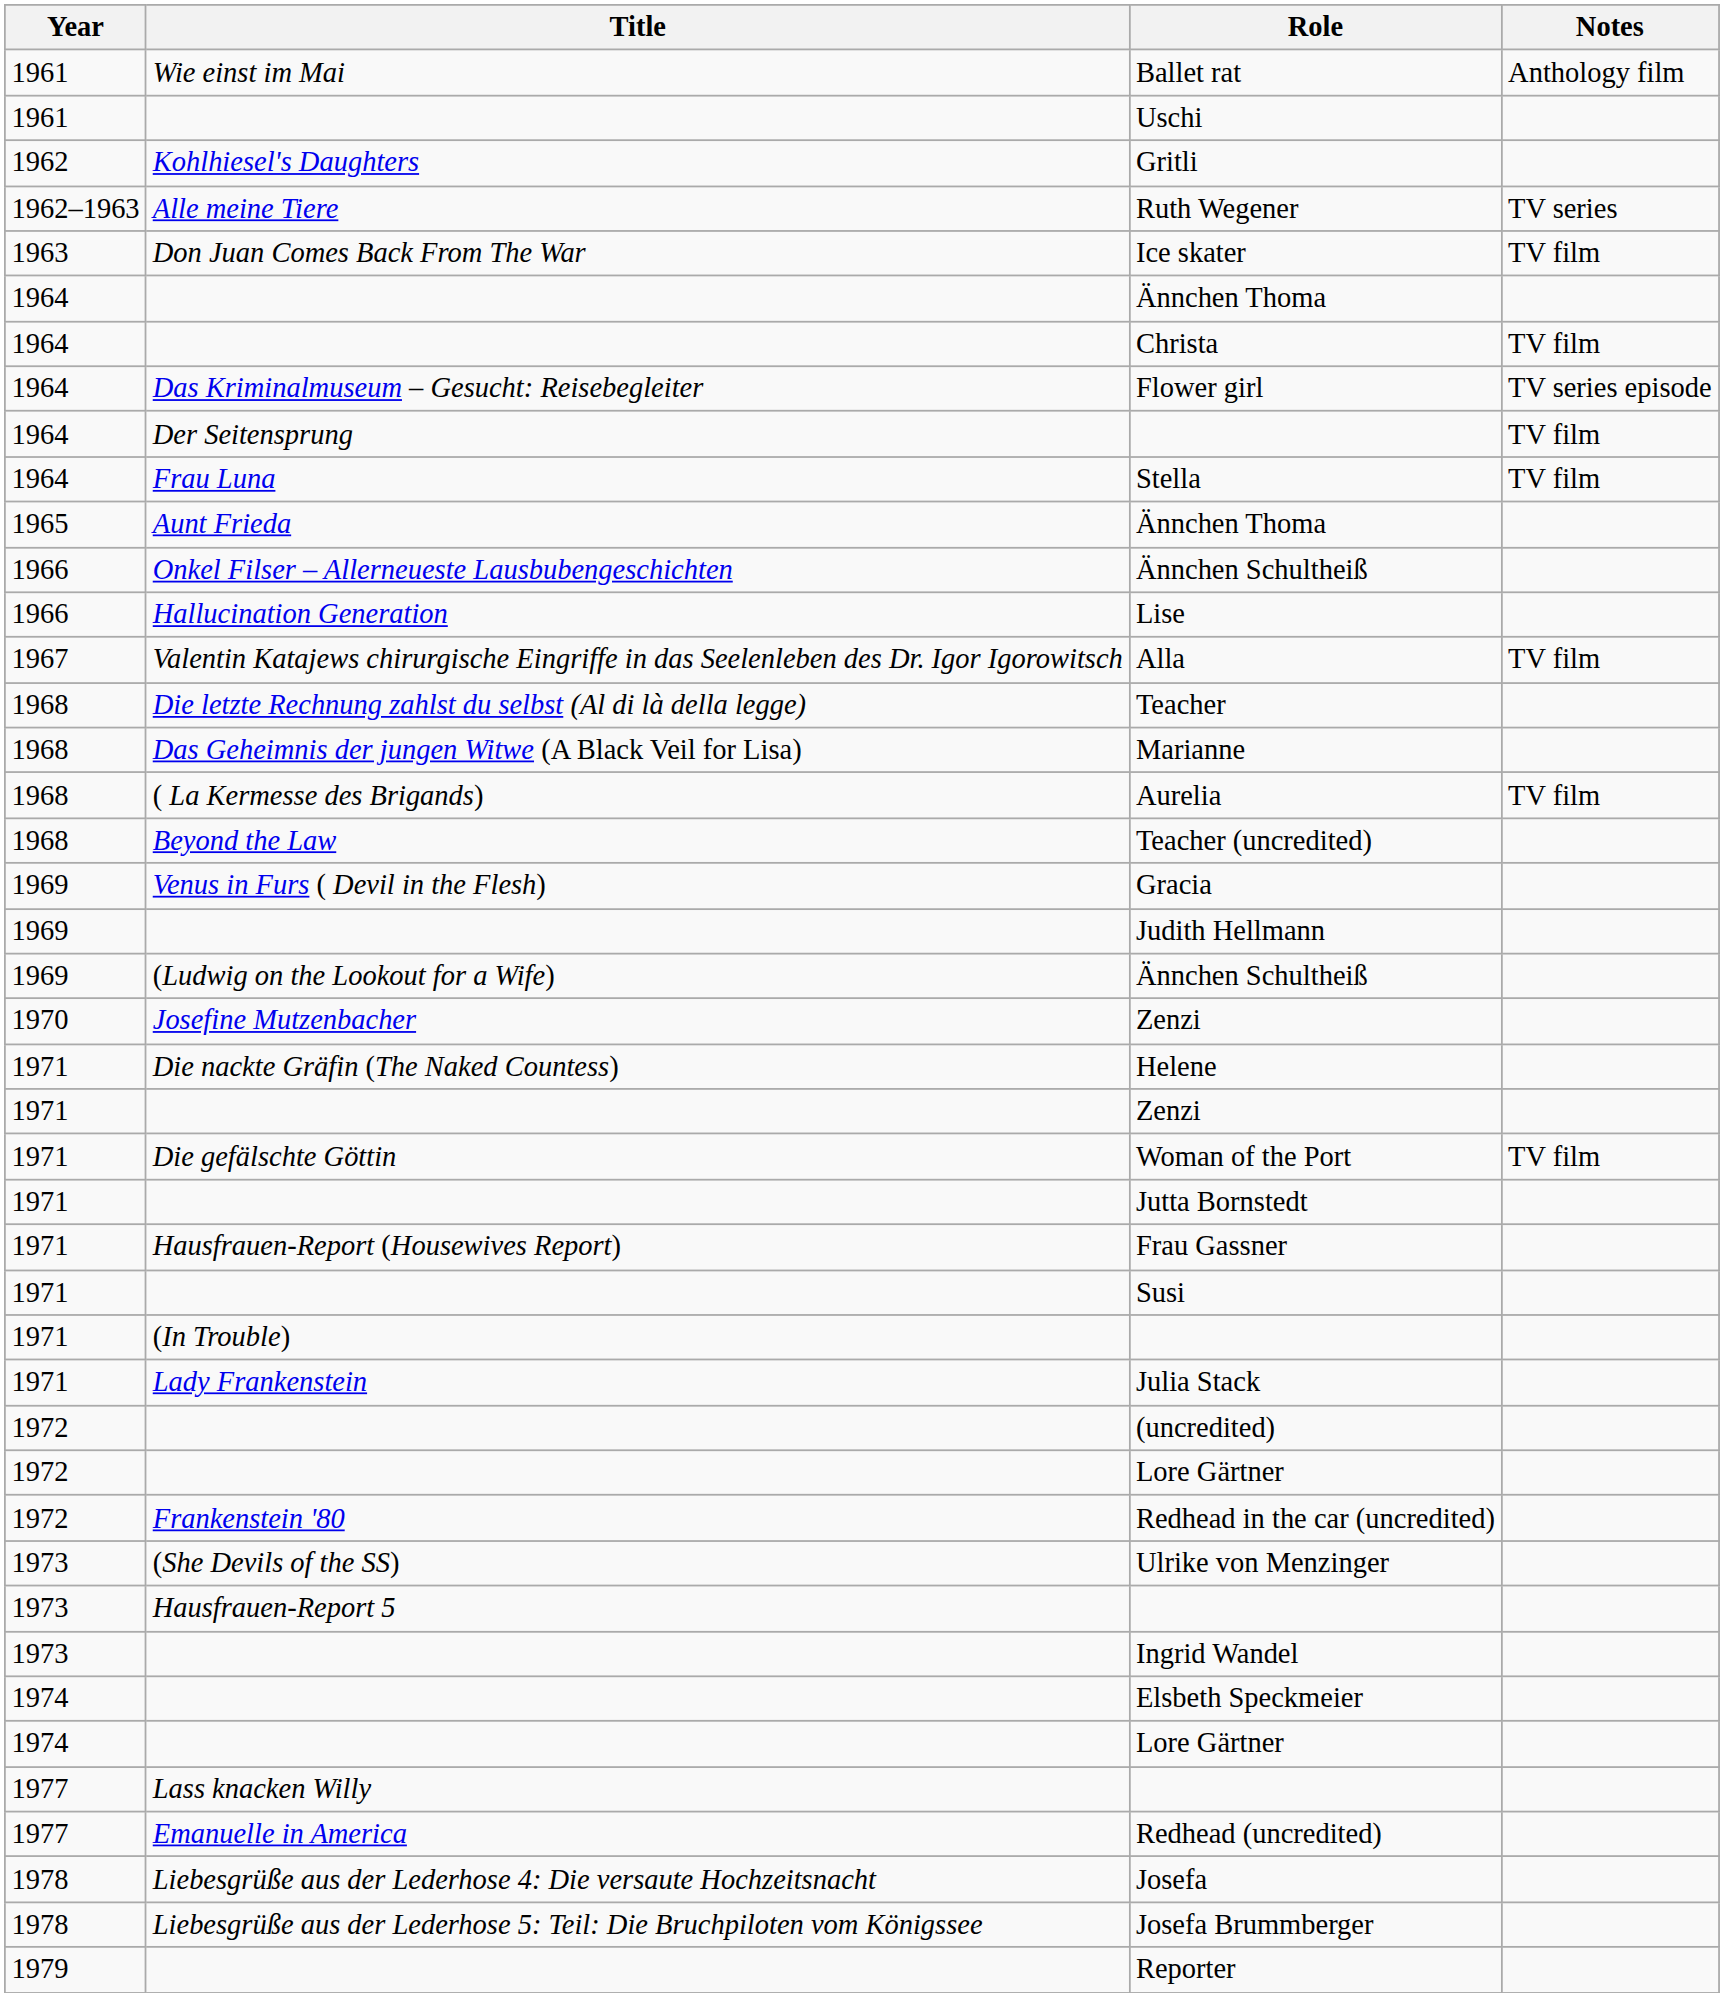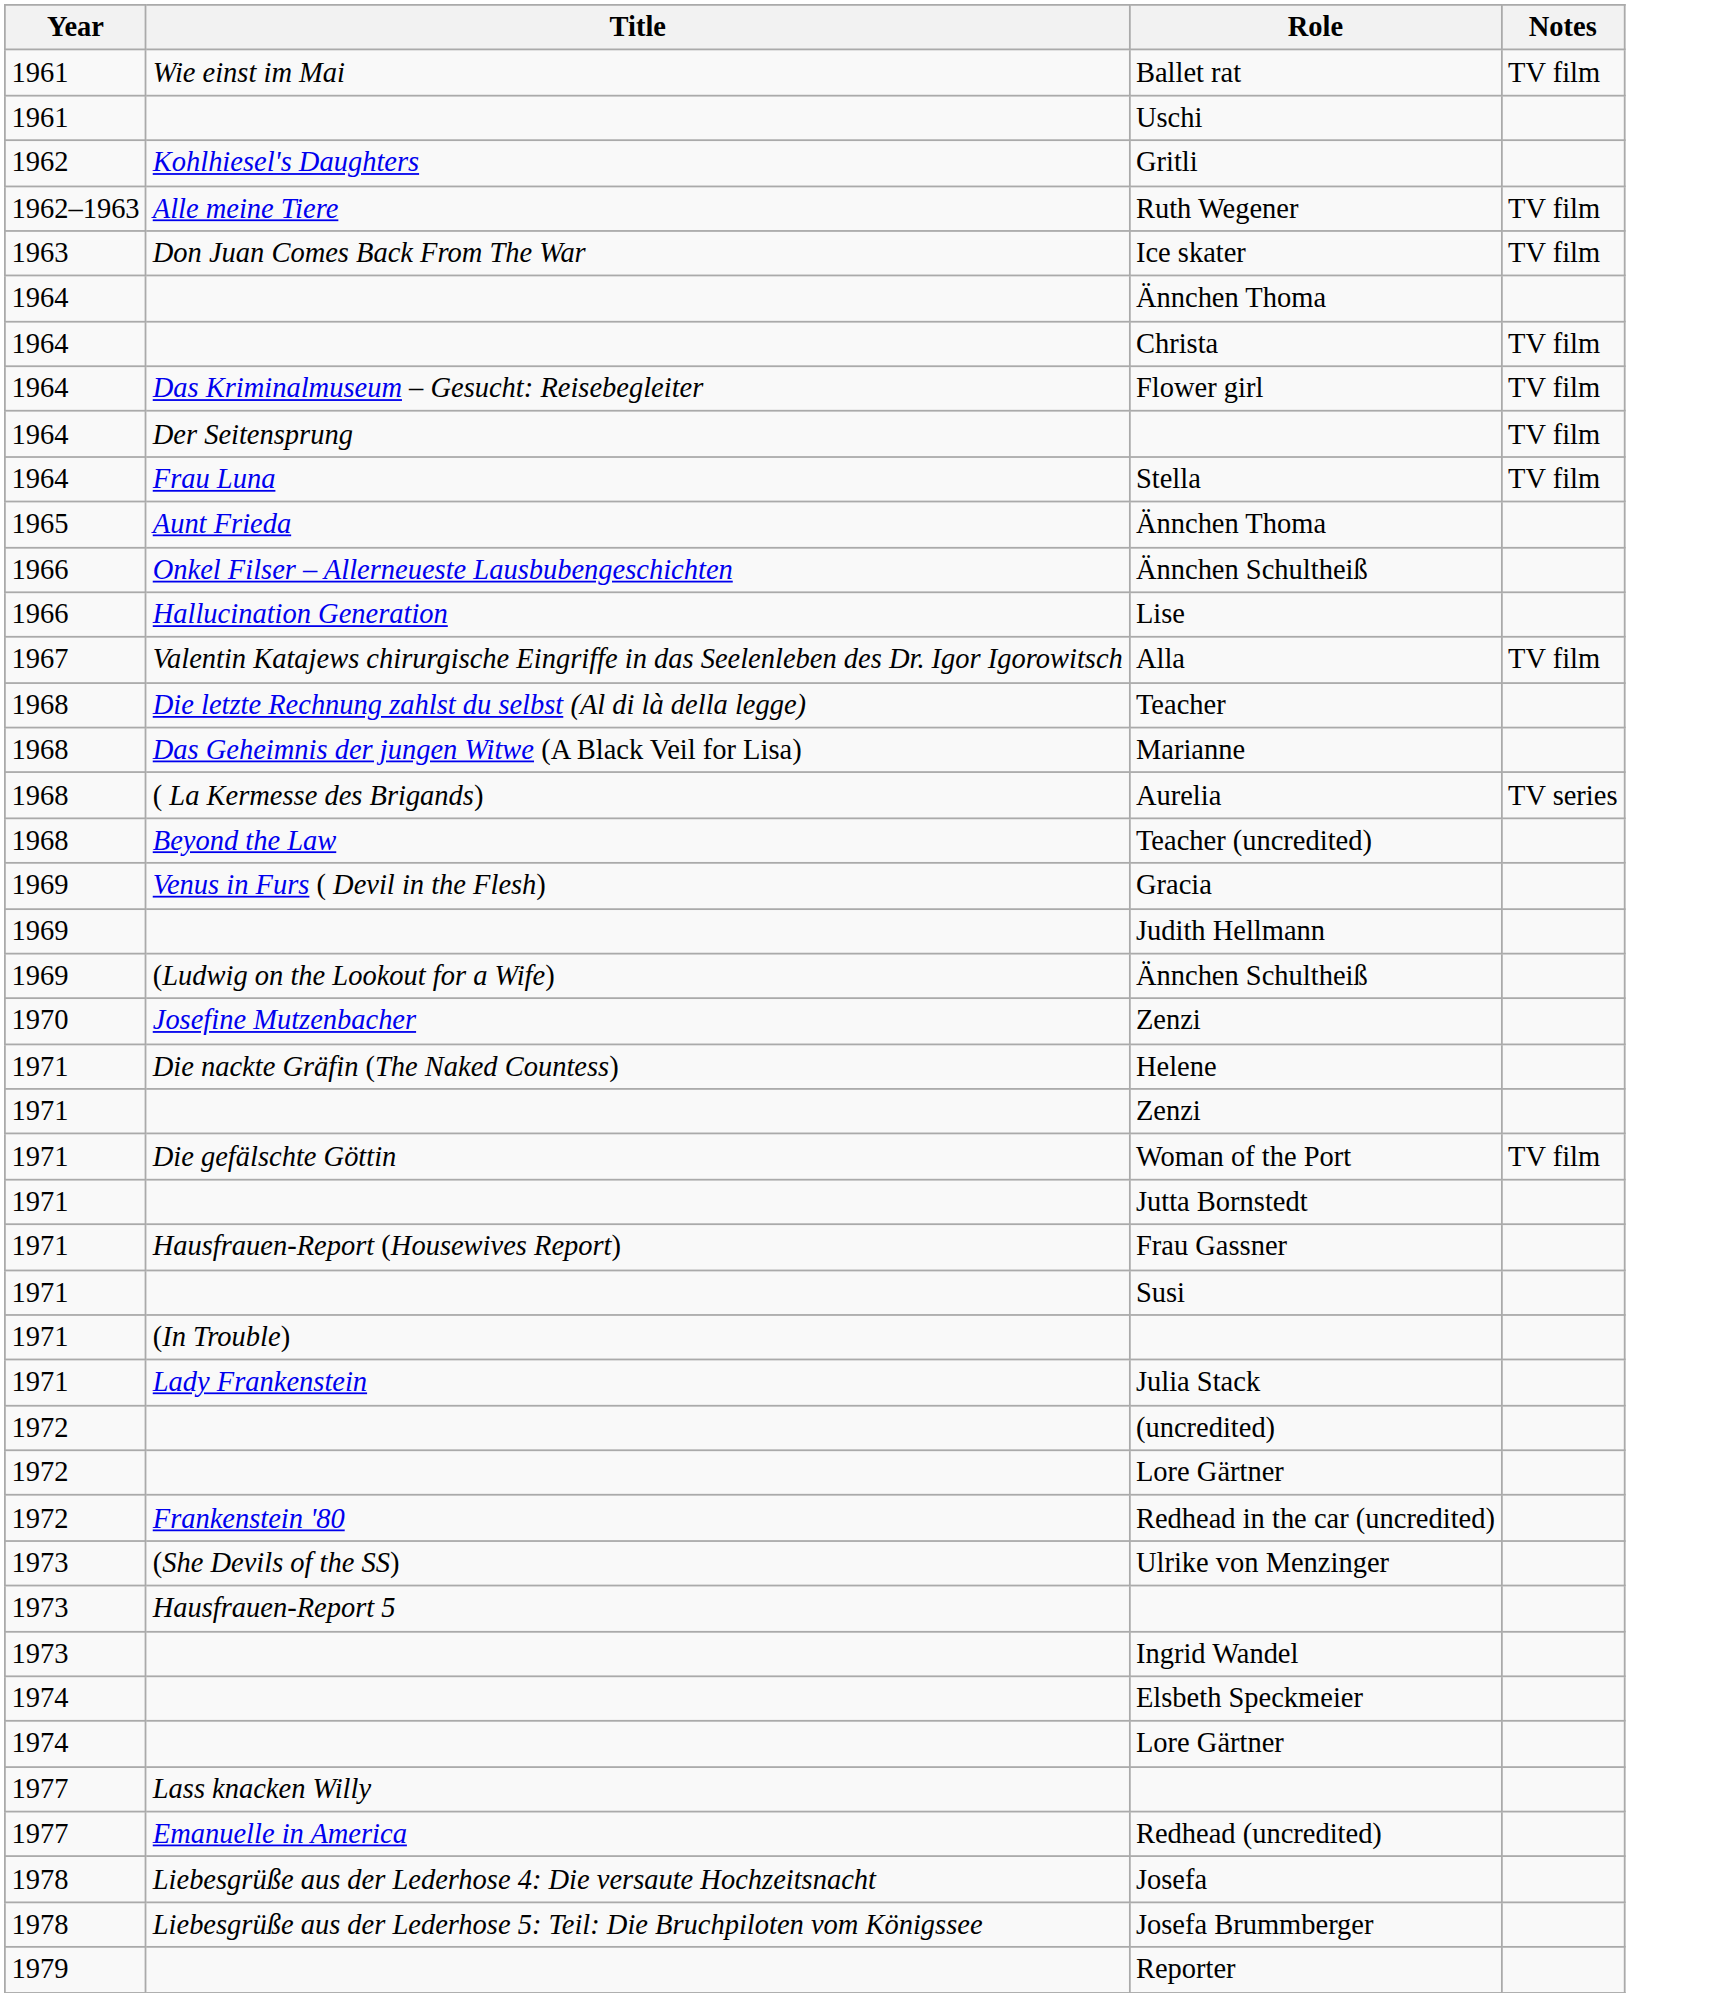(1596, 72) Anthology film -> (1554, 72) TV film
(1563, 207) TV series -> (1554, 207) TV film
(1610, 388) TV series episode -> (1554, 388) TV film
(1554, 794) TV film -> (1563, 794) TV series
